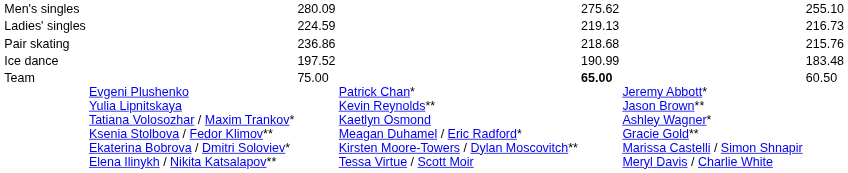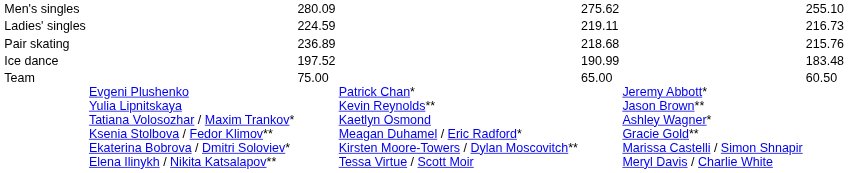(600, 26) 219.13 -> (600, 26) 219.11
(316, 43) 236.86 -> (316, 43) 236.89
(597, 78) bold -> (597, 78) normal
